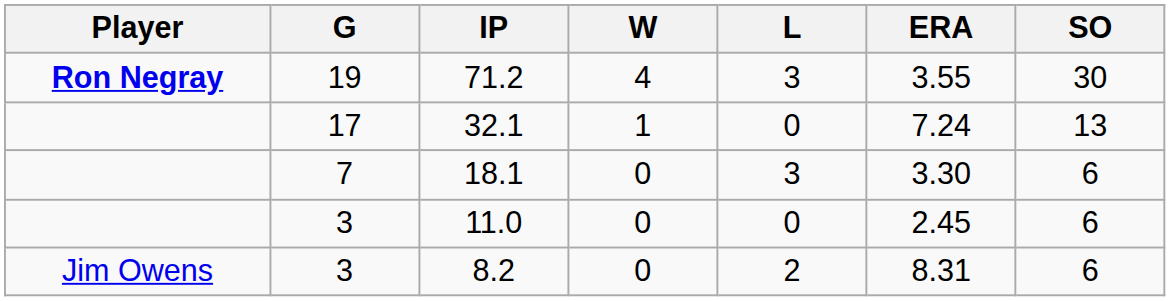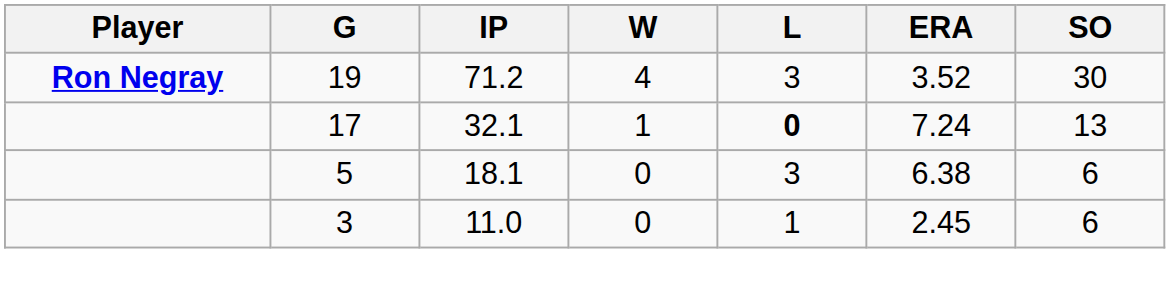(941, 77) 3.55 -> (941, 77) 3.52
(792, 125) normal -> (792, 125) bold
(345, 174) 7 -> (345, 174) 5
(941, 174) 3.30 -> (941, 174) 6.38
(792, 222) 0 -> (792, 222) 1
- row: (494, 271)
